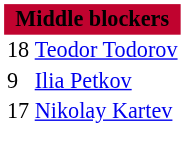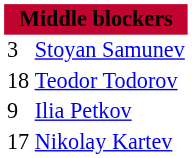+ row: (110, 49)
